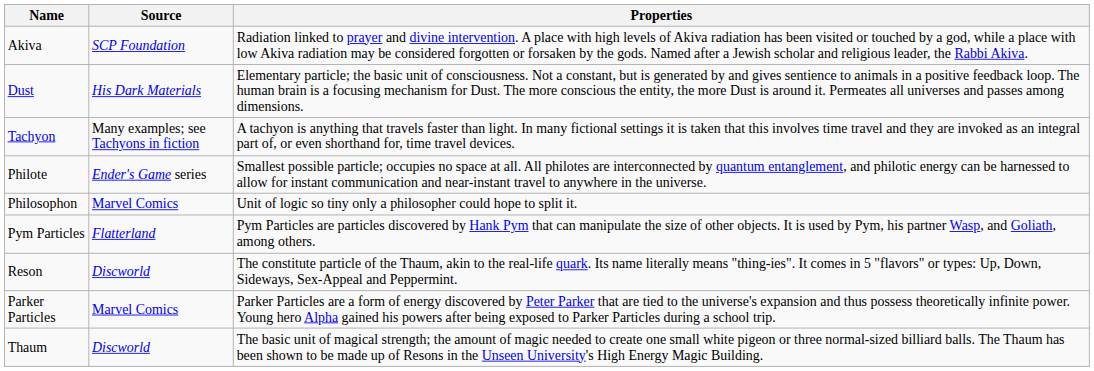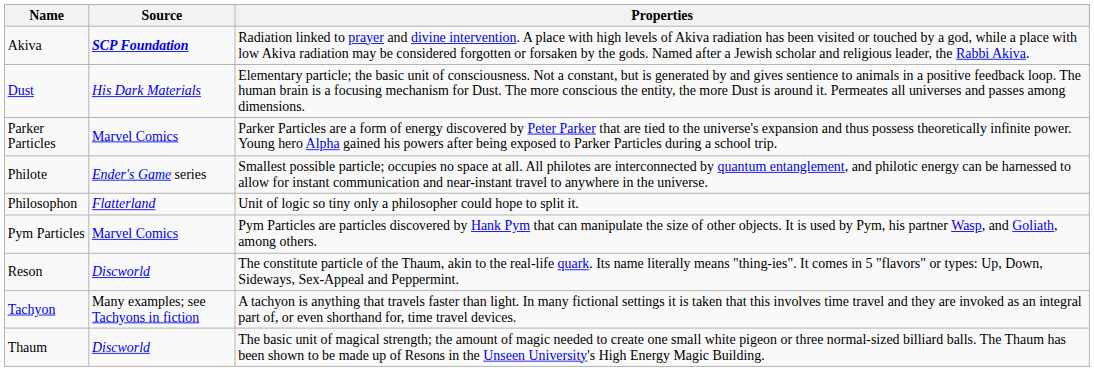(138, 45) normal -> (140, 45) bold
rows swapped: (32, 309) <-> (32, 136)
(135, 204) Marvel Comics -> (124, 204) Flatterland
(124, 234) Flatterland -> (135, 234) Marvel Comics
